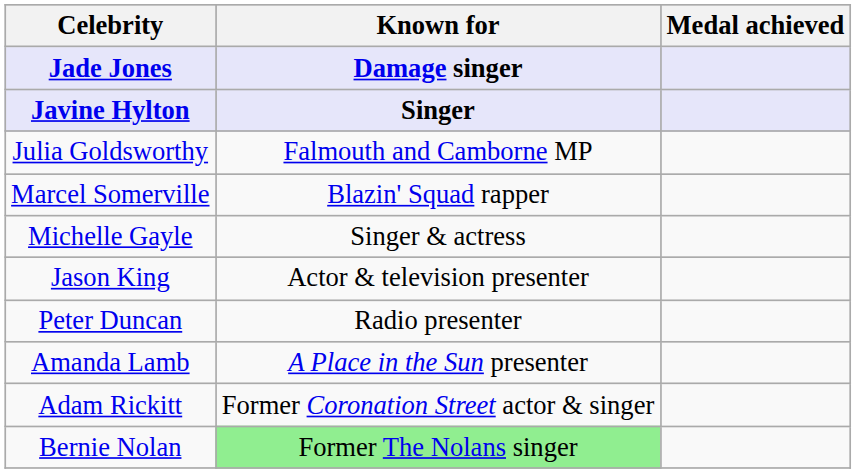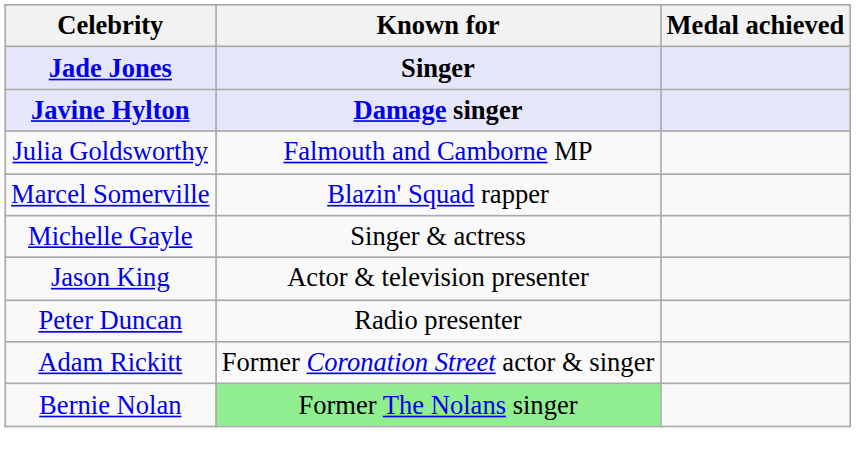(438, 67) Damage singer -> (438, 67) Singer
(438, 109) Singer -> (438, 109) Damage singer
- row: (110, 362)
